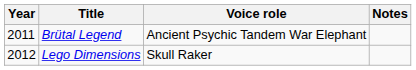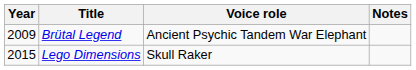(21, 34) 2011 -> (22, 34) 2009
(22, 55) 2012 -> (22, 55) 2015
